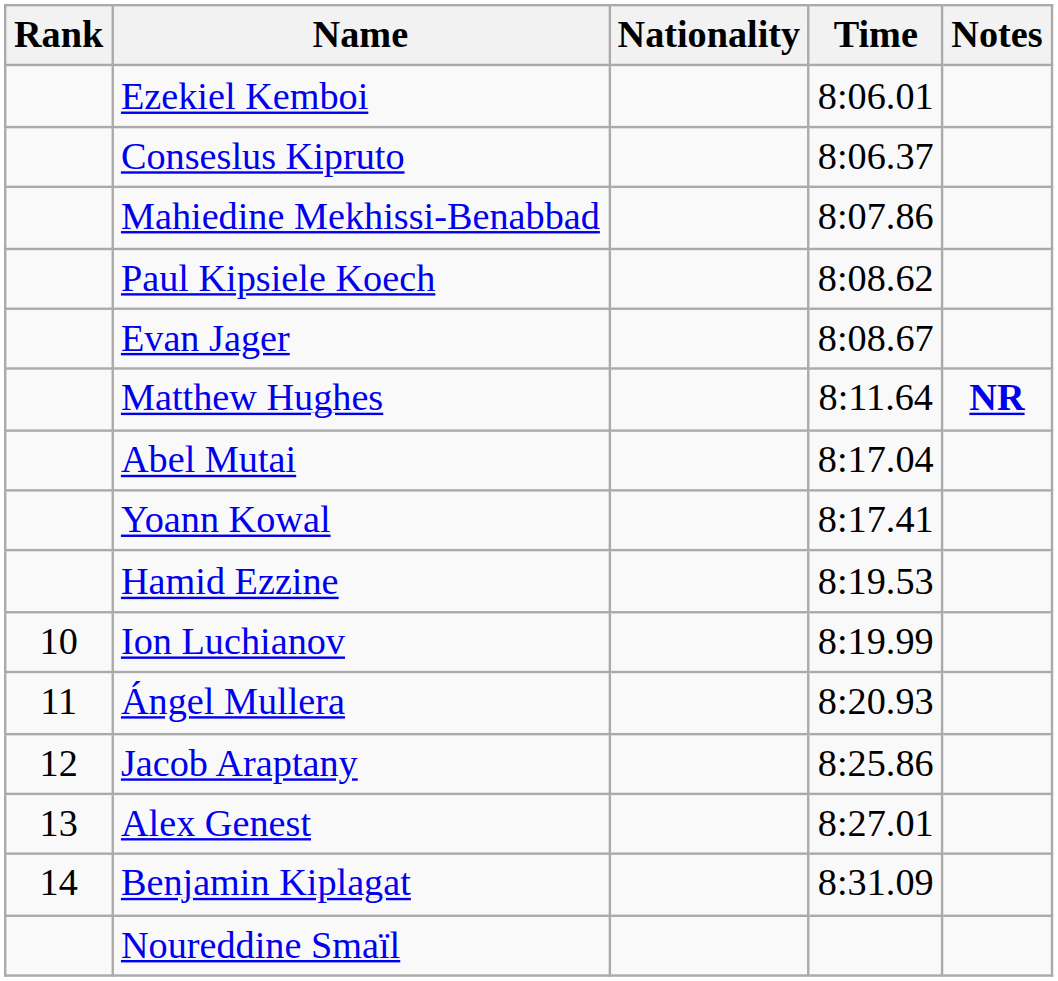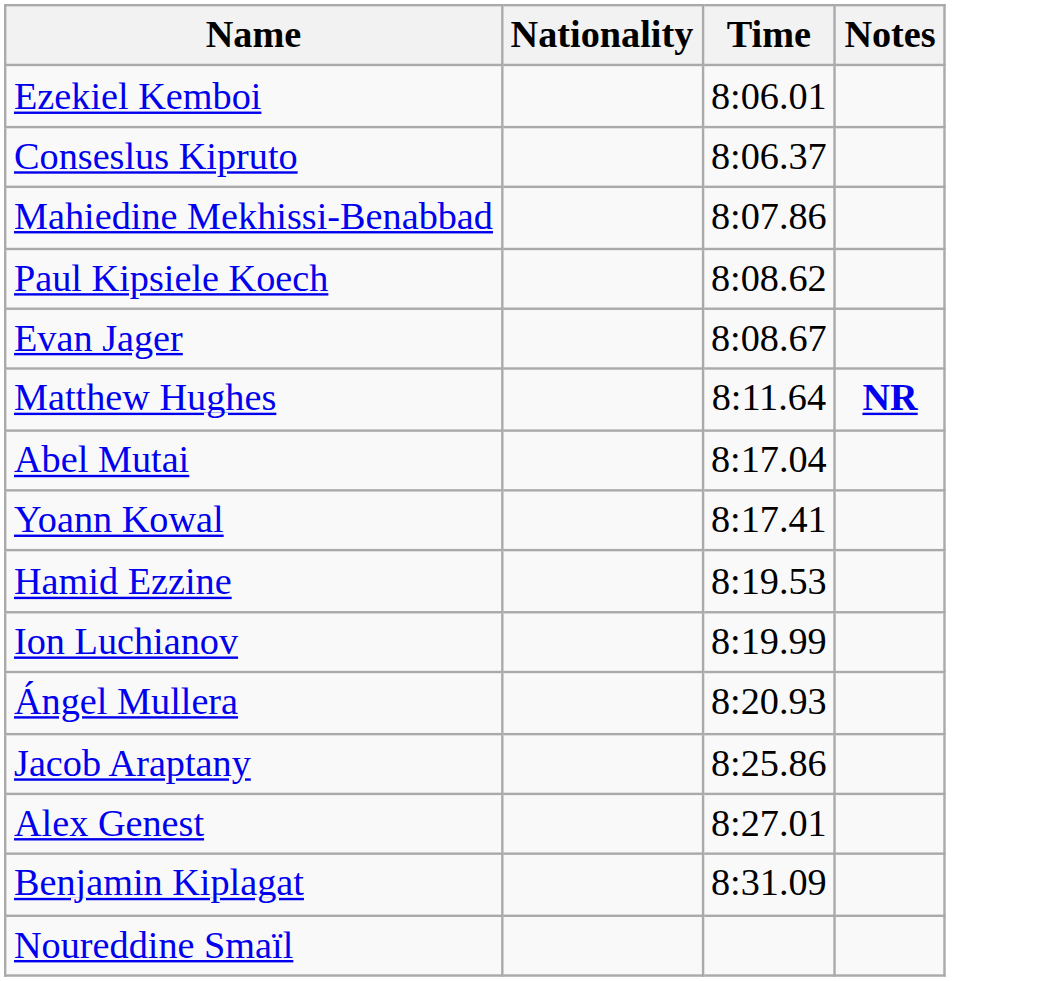- column: (59, 34)
